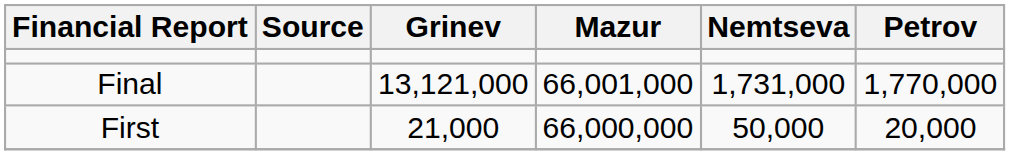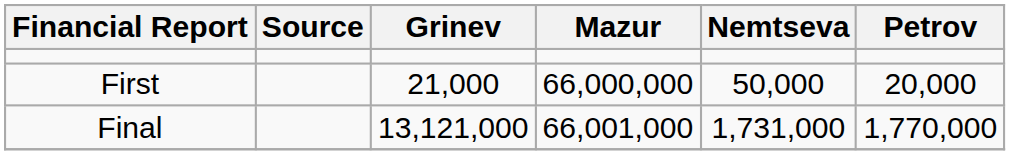rows swapped: (130, 128) <-> (130, 85)
